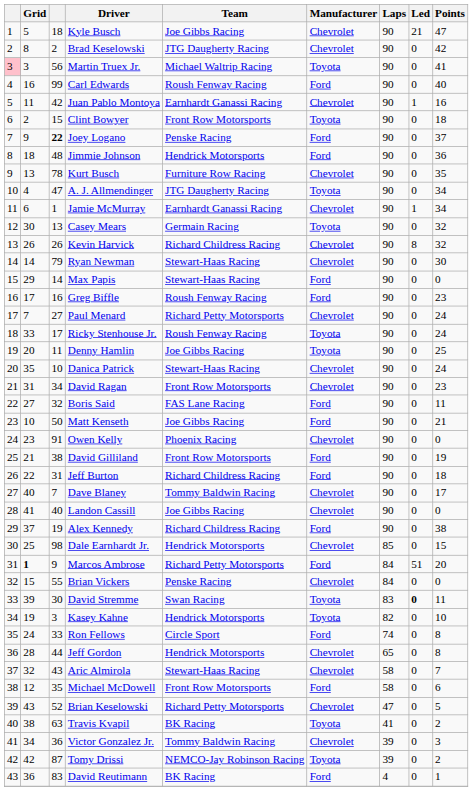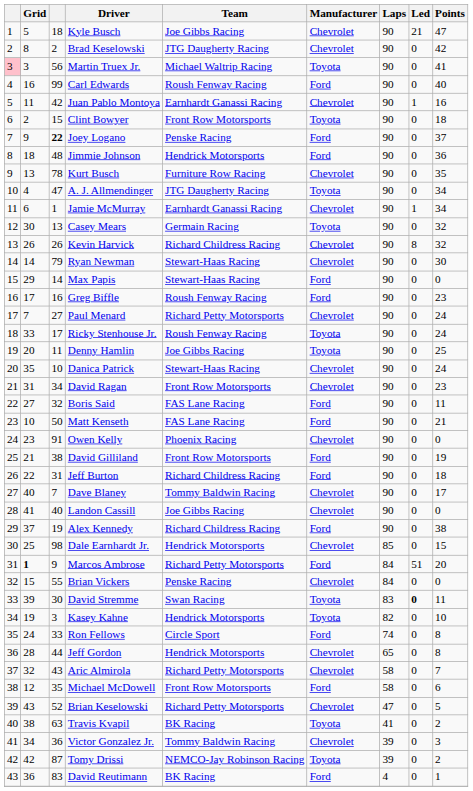(205, 421) Joe Gibbs Racing -> (205, 421) FAS Lane Racing
(213, 670) Stewart-Haas Racing -> (225, 670) Richard Petty Motorsports
